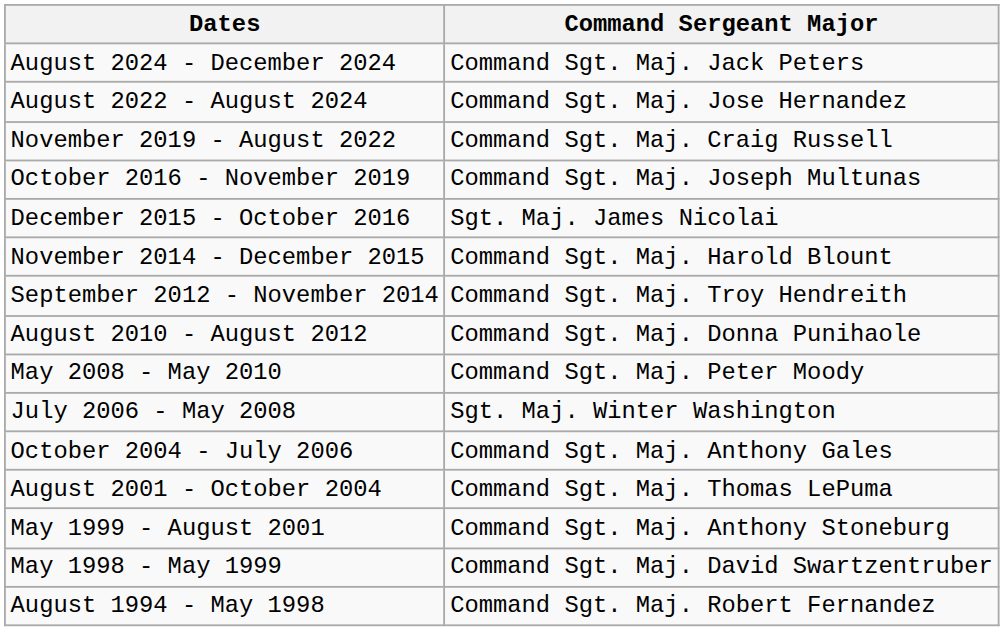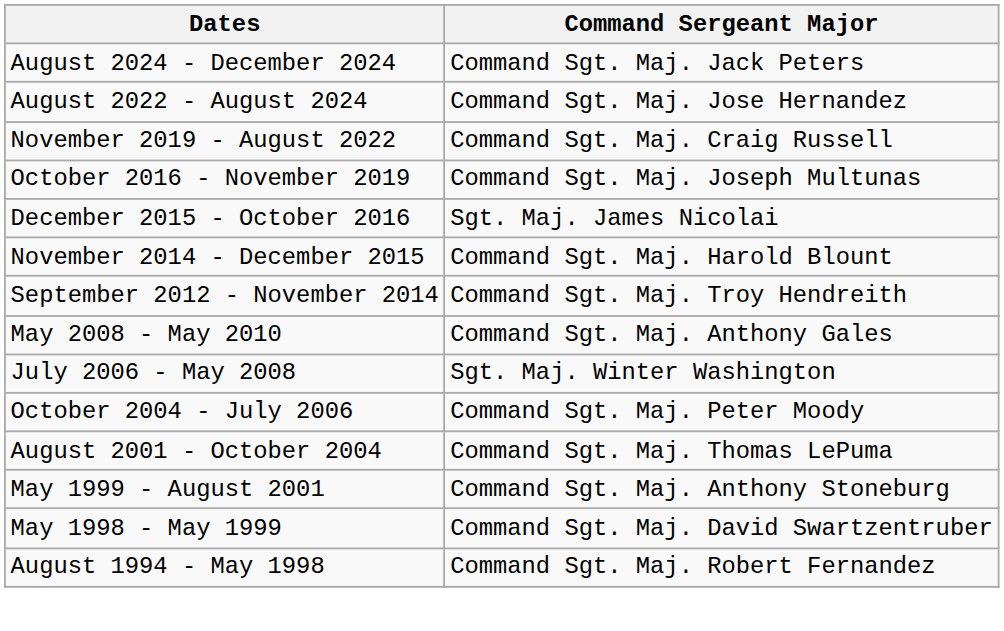- row: (189, 334)
(657, 373) Command Sgt. Maj. Peter Moody -> (671, 334) Command Sgt. Maj. Anthony Gales
(671, 451) Command Sgt. Maj. Anthony Gales -> (657, 412) Command Sgt. Maj. Peter Moody
